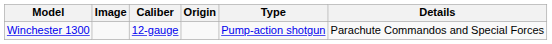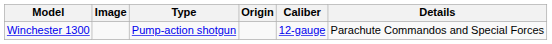columns swapped: (155, 13) <-> (273, 13)
